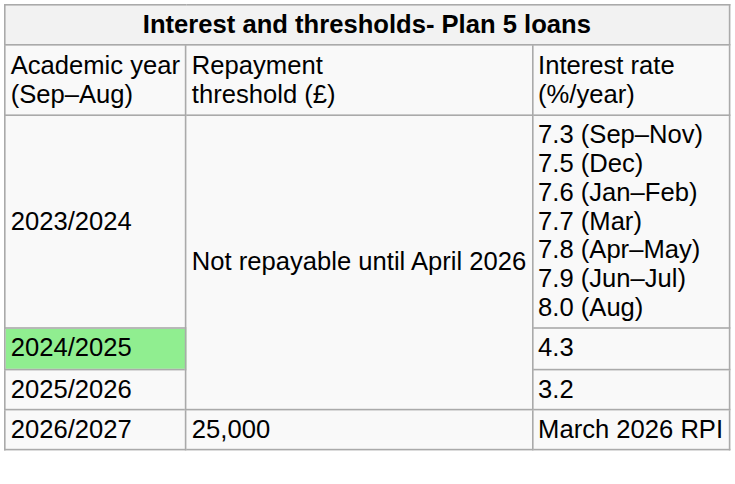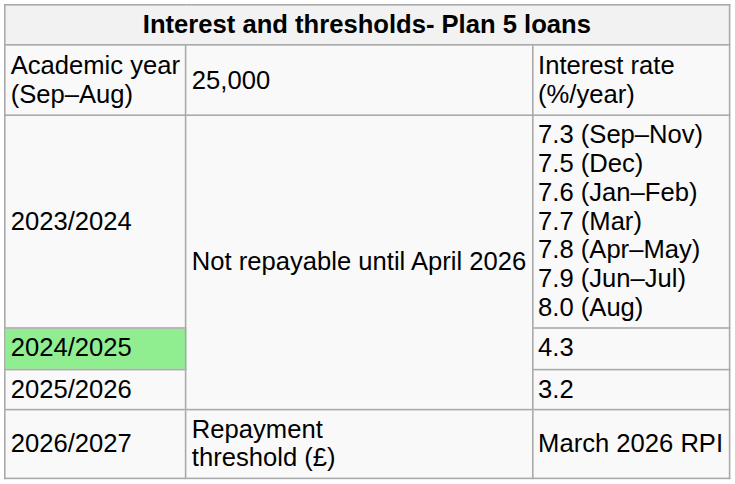(264, 79) Repayment threshold (£) -> (231, 79) 25,000
(231, 429) 25,000 -> (264, 443) Repayment threshold (£)
